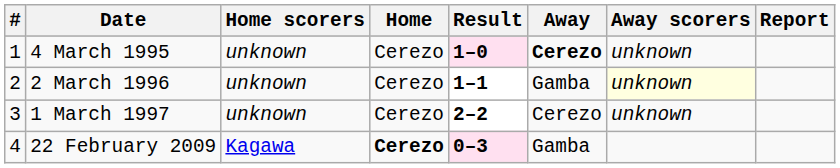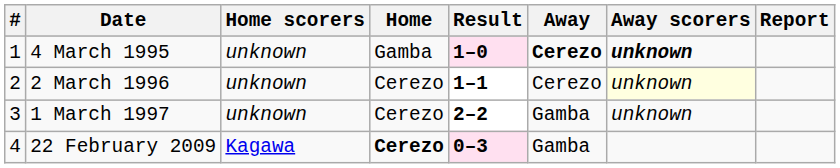(409, 52) Cerezo -> (403, 52) Gamba
(652, 52) normal -> (652, 52) bold
(561, 84) Gamba -> (567, 84) Cerezo
(567, 115) Cerezo -> (561, 115) Gamba
